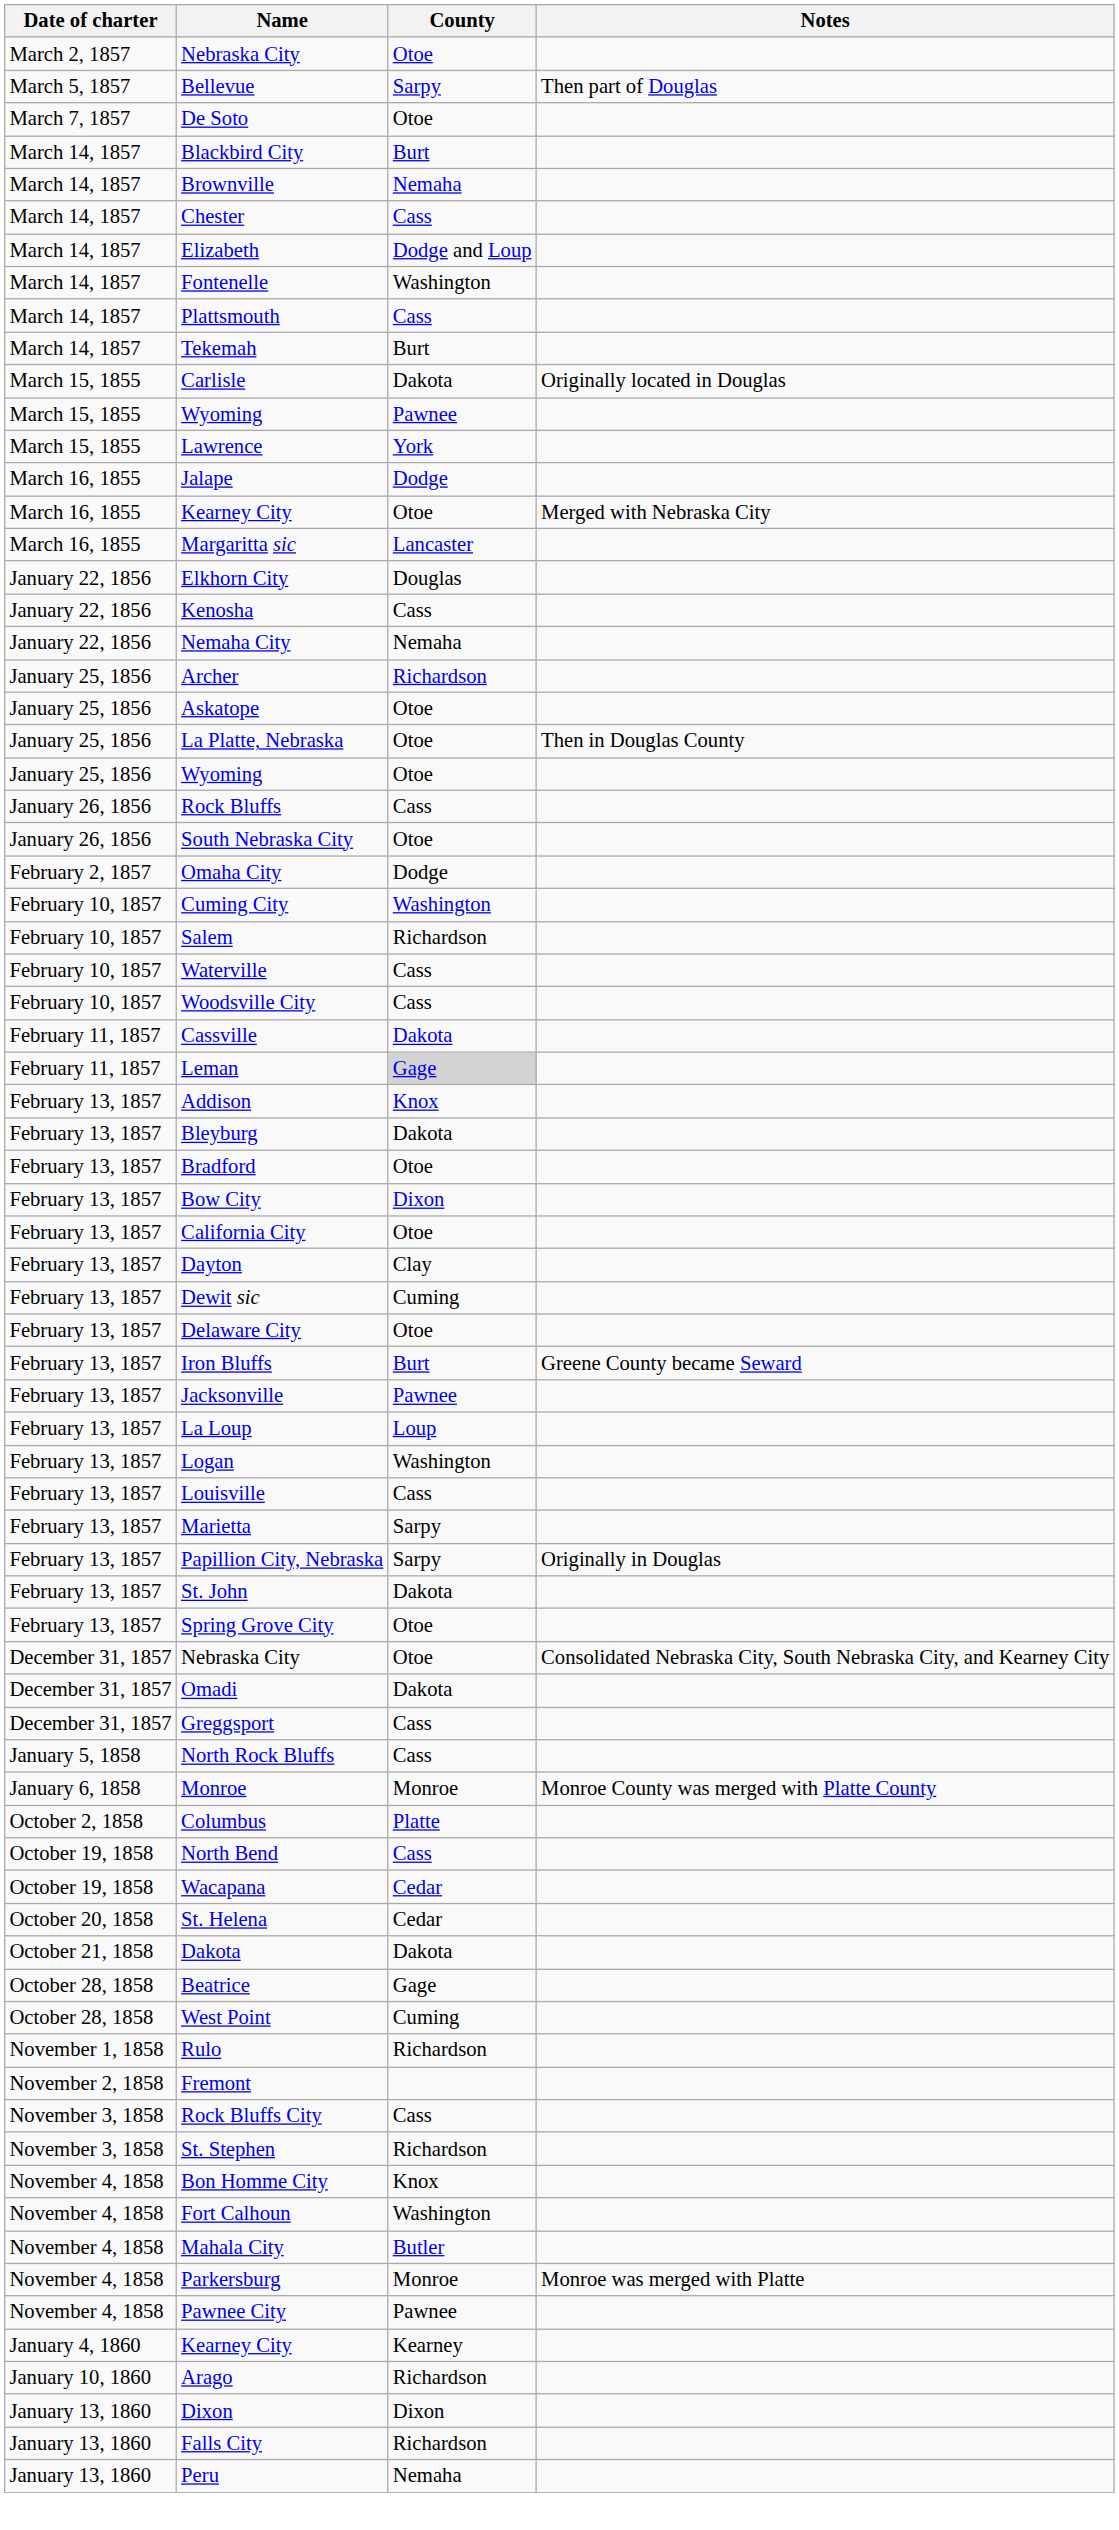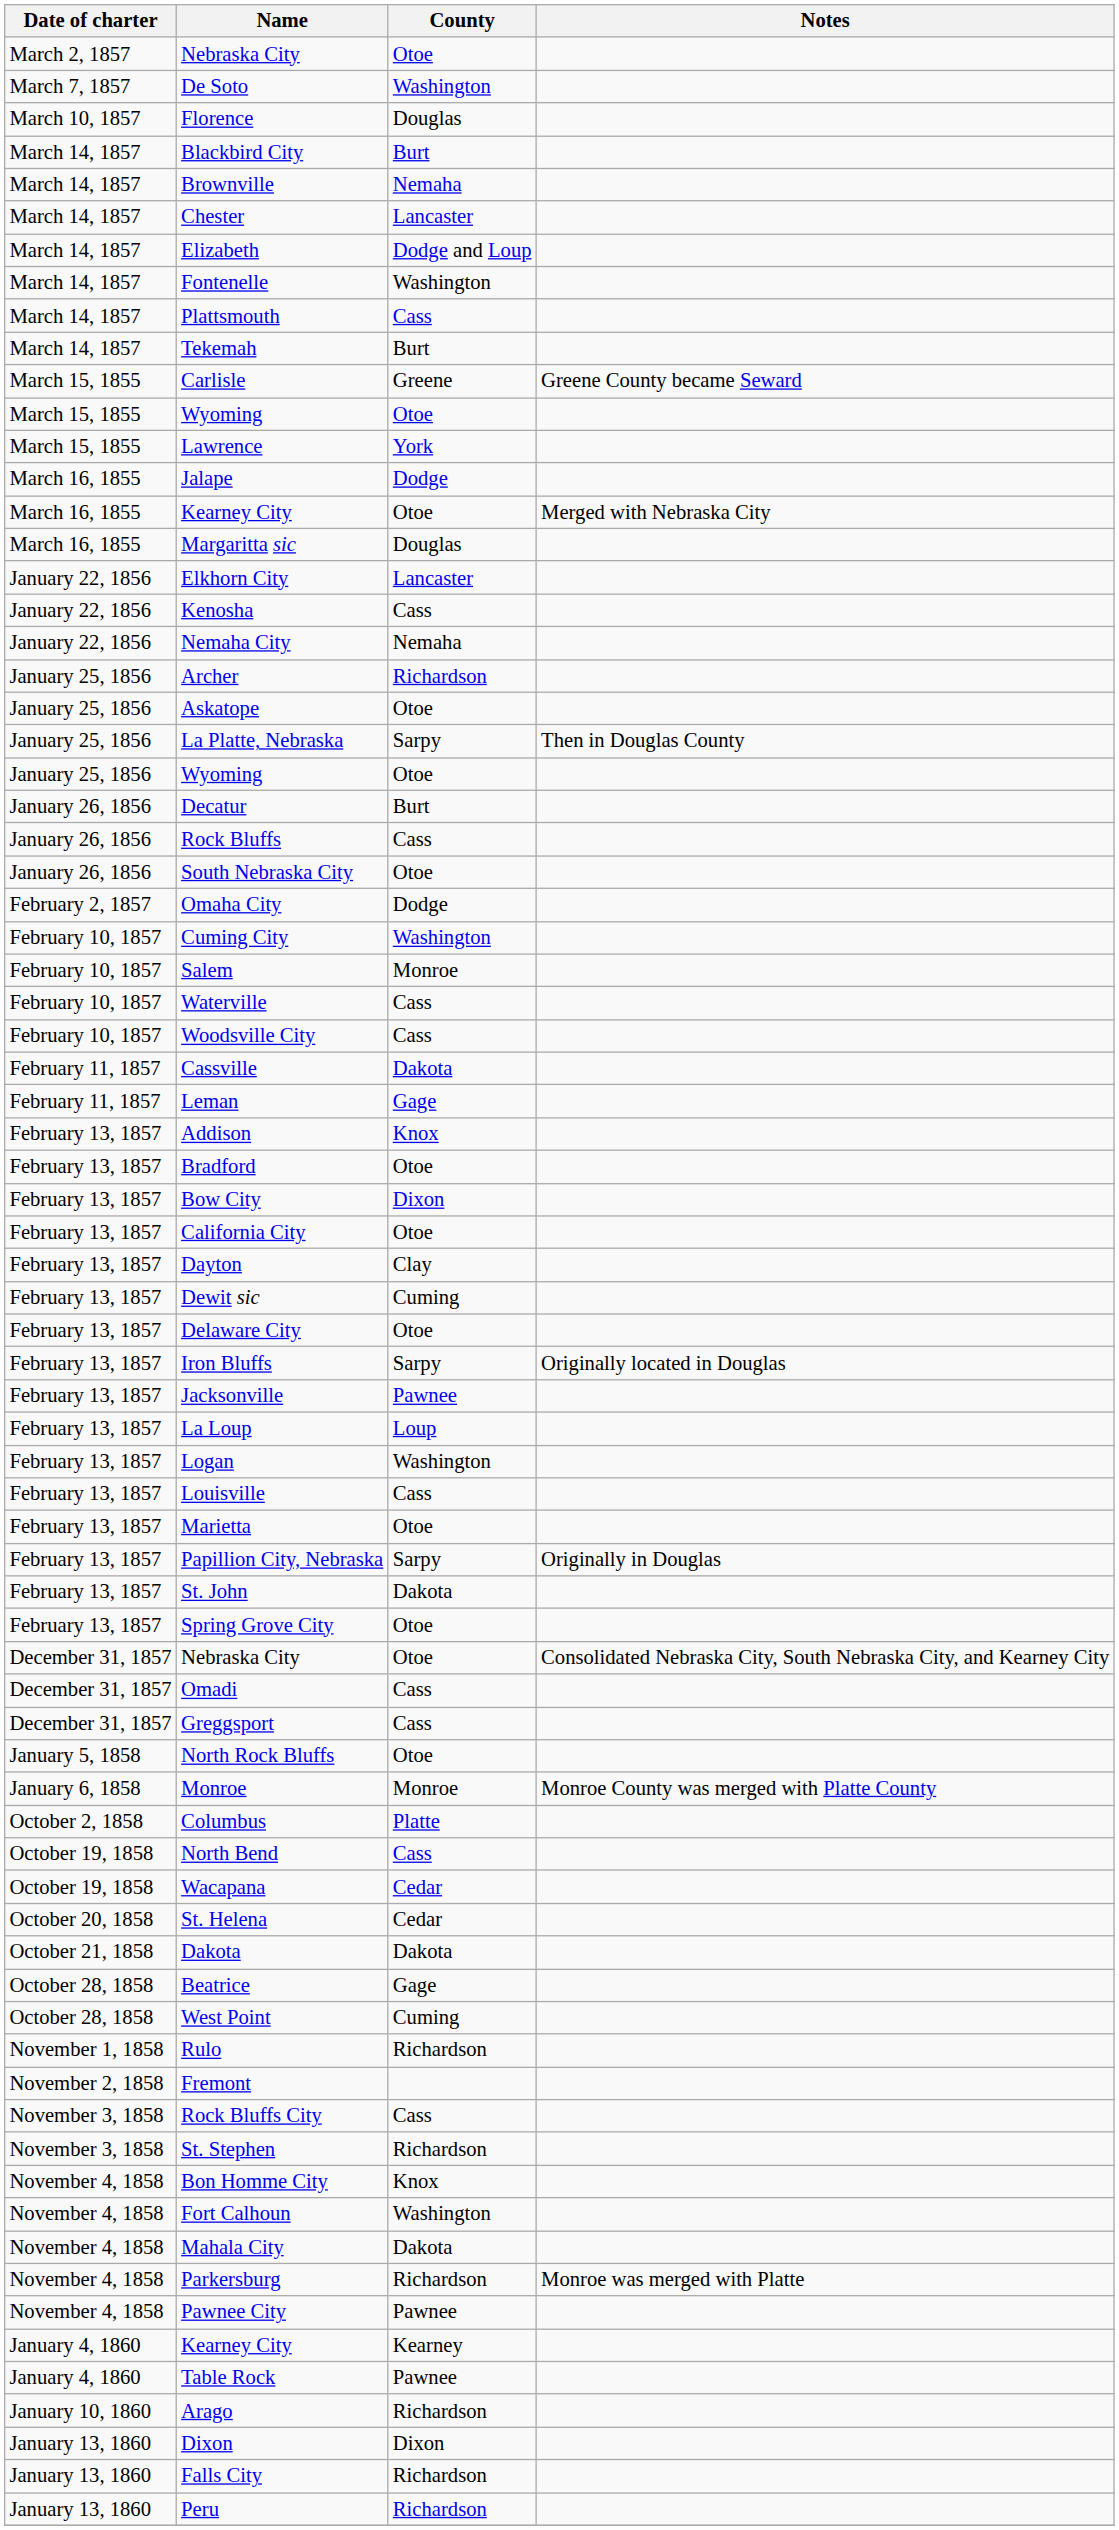- row: (70, 86)
(413, 119) Otoe -> (442, 86) Washington
+ row: (75, 119)
(412, 217) Cass -> (433, 217) Lancaster
(423, 380) Dakota -> (423, 380) Greene
(663, 380) Originally located in Douglas -> (671, 380) Greene County became Seward
(425, 413) Pawnee -> (413, 413) Otoe
(433, 544) Lancaster -> (427, 544) Douglas
(427, 577) Douglas -> (433, 577) Lancaster
(413, 741) Otoe -> (417, 741) Sarpy
+ row: (80, 806)
(440, 937) Richardson -> (425, 970) Monroe
(415, 1068) lightgrey background -> (415, 1101) no background
- row: (85, 1133)
(411, 1362) Burt -> (417, 1362) Sarpy
(671, 1362) Greene County became Seward -> (663, 1362) Originally located in Douglas
(417, 1526) Sarpy -> (413, 1526) Otoe
(423, 1690) Dakota -> (412, 1690) Cass
(412, 1755) Cass -> (413, 1755) Otoe
(419, 2246) Butler -> (423, 2246) Dakota
(425, 2279) Monroe -> (440, 2279) Richardson
+ row: (75, 2377)
(427, 2475) Nemaha -> (440, 2508) Richardson
